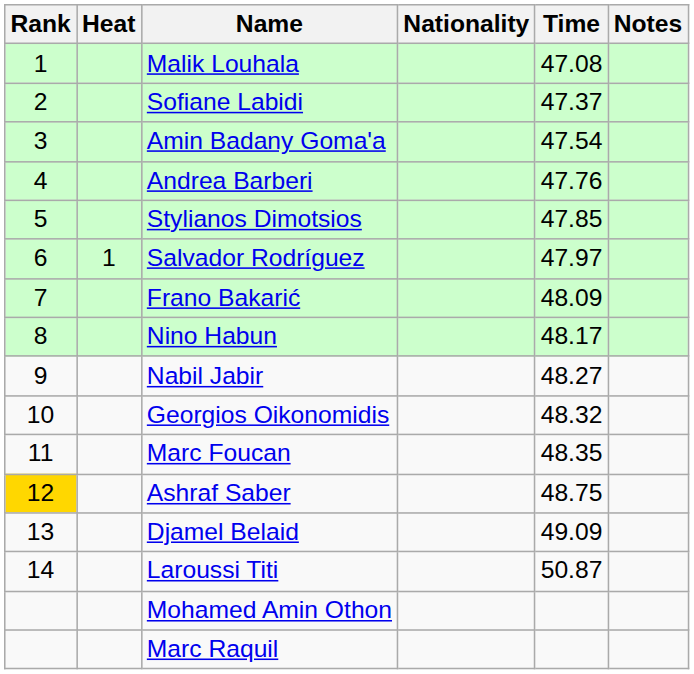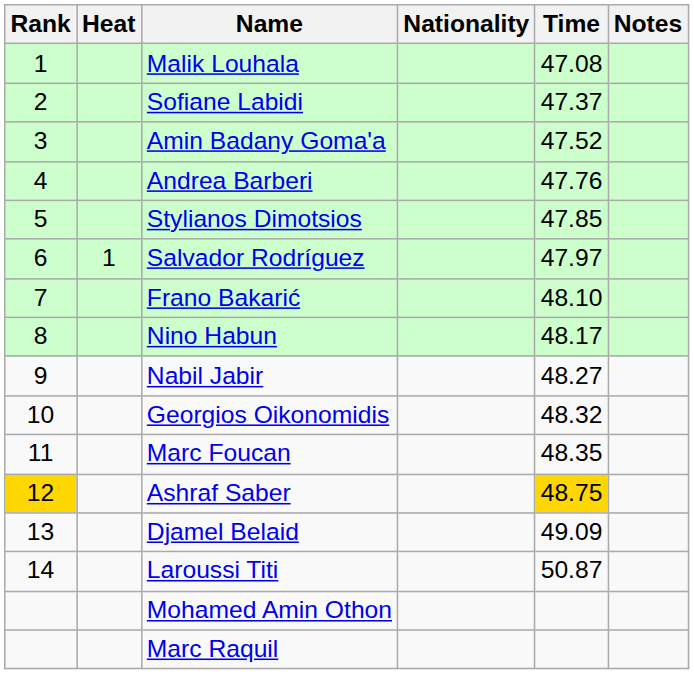(572, 141) 47.54 -> (572, 141) 47.52
(572, 297) 48.09 -> (572, 297) 48.10
(572, 492) no background -> (572, 492) gold background
